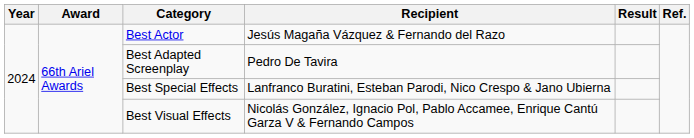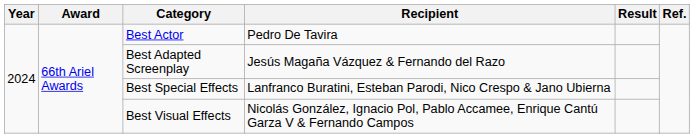(376, 34) Jesús Magaña Vázquez & Fernando del Razo -> (292, 34) Pedro De Tavira
(292, 61) Pedro De Tavira -> (376, 61) Jesús Magaña Vázquez & Fernando del Razo
